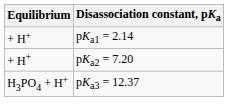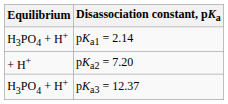(19, 37) + H+ -> (38, 39) H3PO4 + H+
